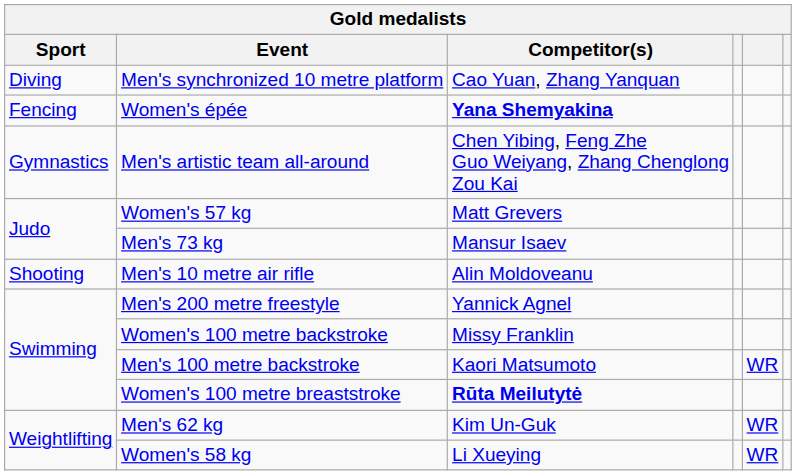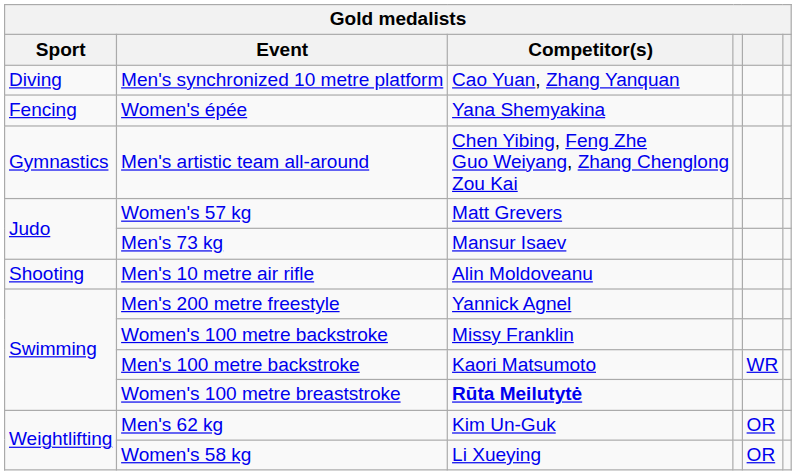(533, 110) bold -> (529, 110) normal
(762, 424) WR -> (761, 424) OR
(762, 454) WR -> (761, 454) OR
